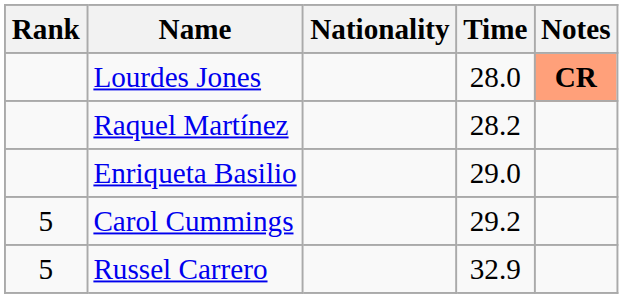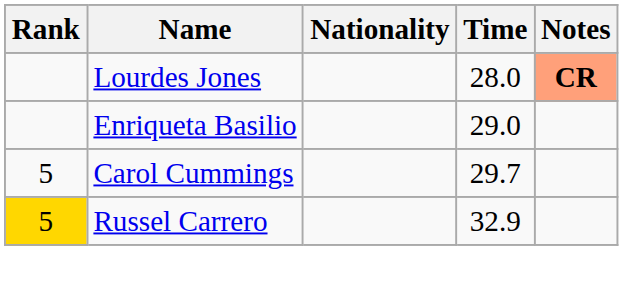- row: (191, 124)
(495, 221) 29.2 -> (495, 173) 29.7
(46, 269) no background -> (46, 221) gold background
